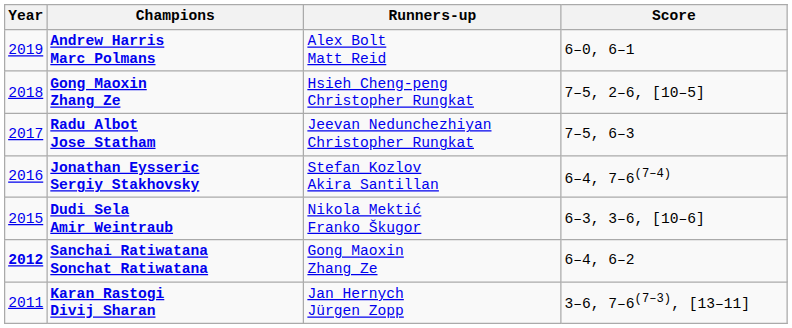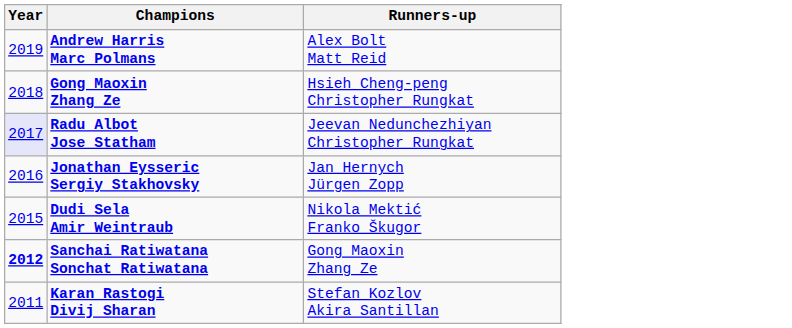- column: (674, 17)
(26, 134) no background -> (26, 134) lavender background
(373, 176) Stefan Kozlov Akira Santillan -> (356, 176) Jan Hernych Jürgen Zopp
(356, 302) Jan Hernych Jürgen Zopp -> (373, 302) Stefan Kozlov Akira Santillan
